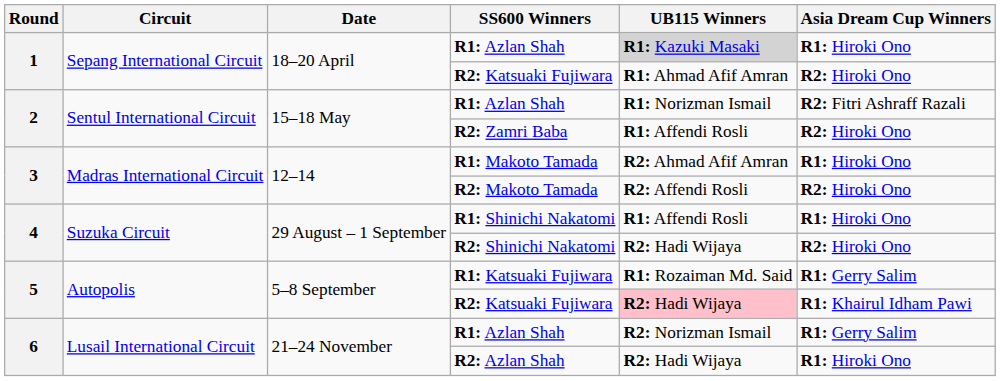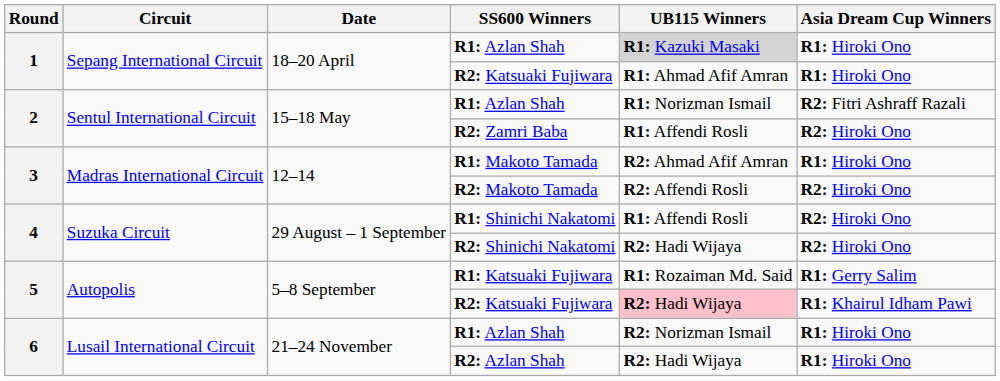(856, 75) R2: Hiroki Ono -> (856, 75) R1: Hiroki Ono
(856, 217) R1: Hiroki Ono -> (856, 217) R2: Hiroki Ono
(859, 331) R1: Gerry Salim -> (856, 331) R1: Hiroki Ono
